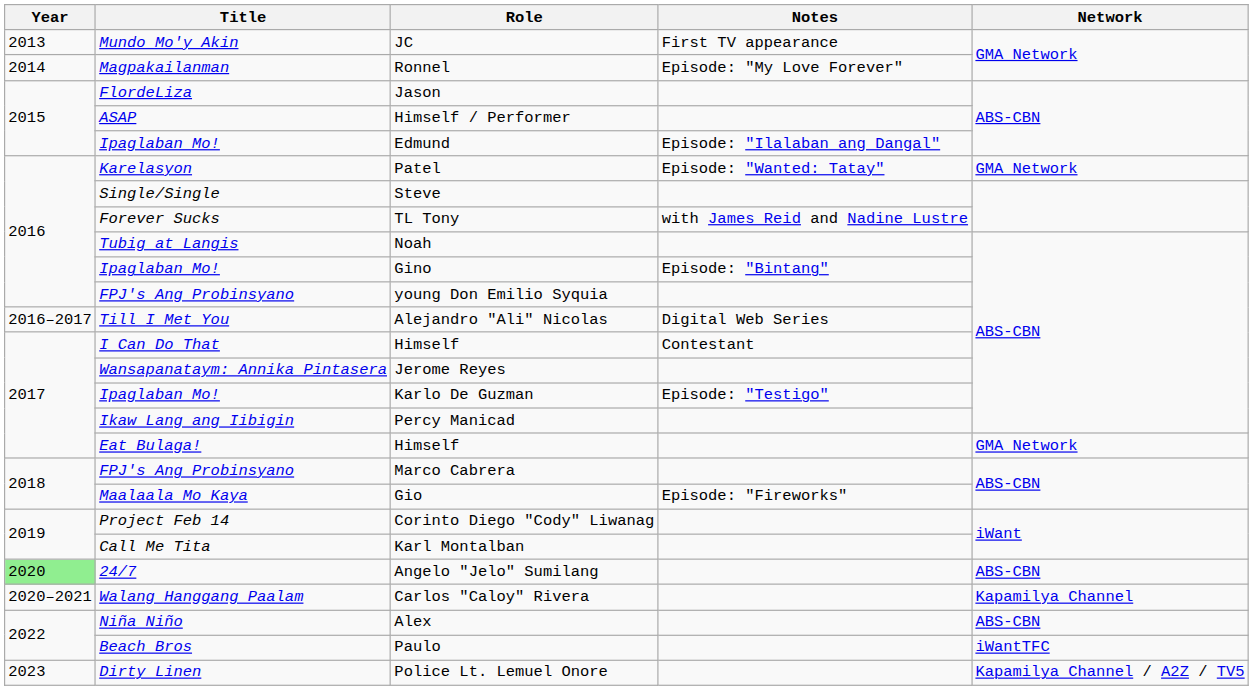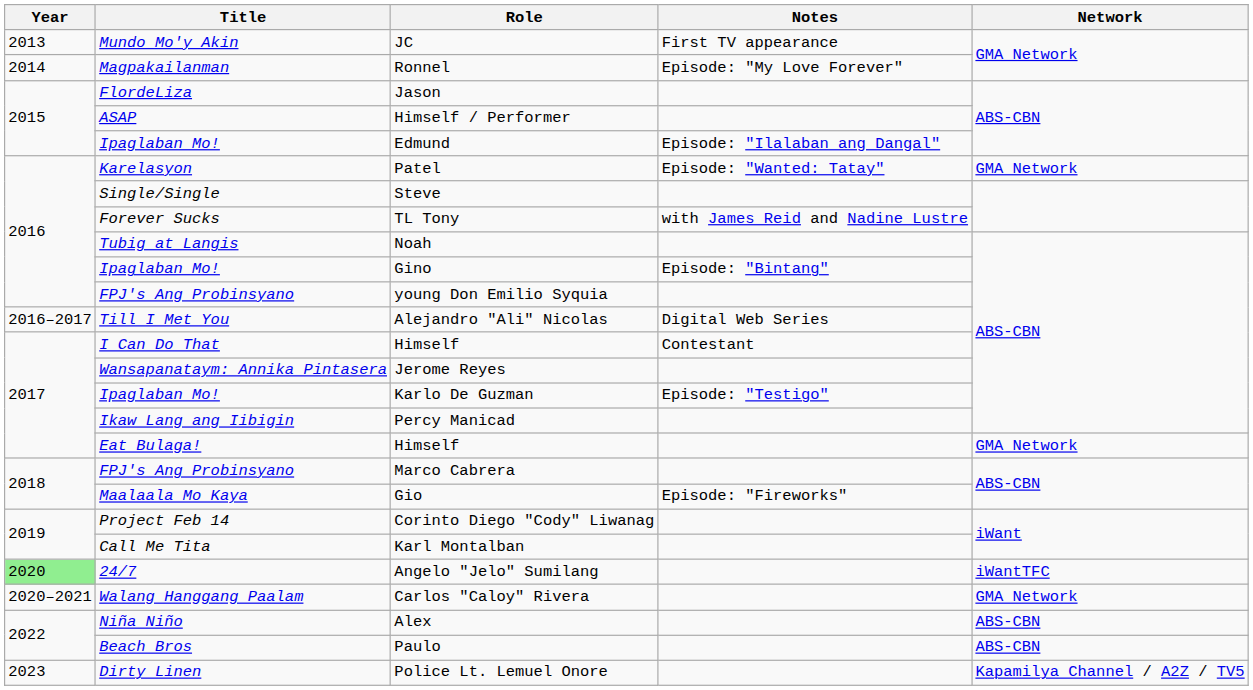(1008, 572) ABS-CBN -> (1013, 572) iWantTFC
(1054, 597) Kapamilya Channel -> (1026, 597) GMA Network
(1013, 648) iWantTFC -> (1008, 648) ABS-CBN
